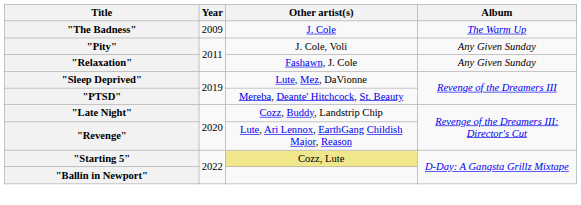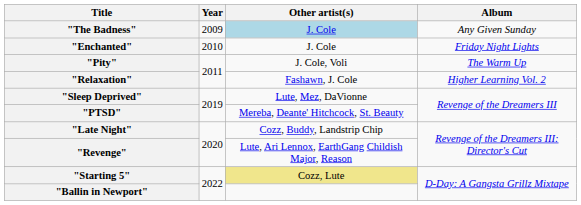(321, 29) no background -> (321, 29) lightblue background
(497, 29) The Warm Up -> (497, 29) Any Given Sunday
+ row: (102, 46)
(497, 46) Any Given Sunday -> (497, 63) The Warm Up
(497, 63) Any Given Sunday -> (497, 79) Higher Learning Vol. 2
